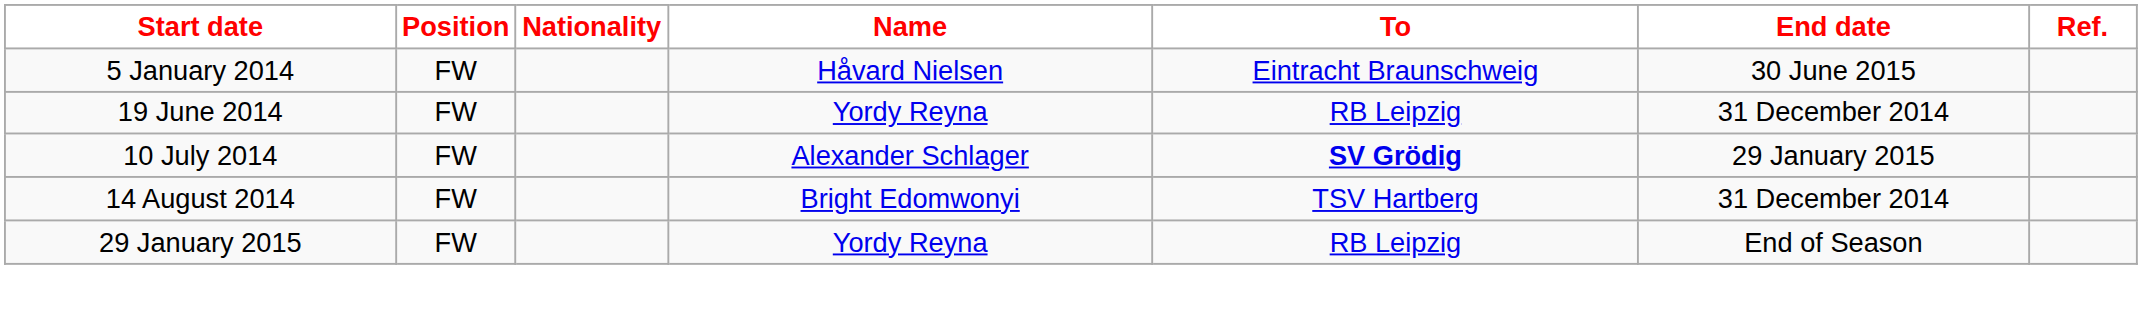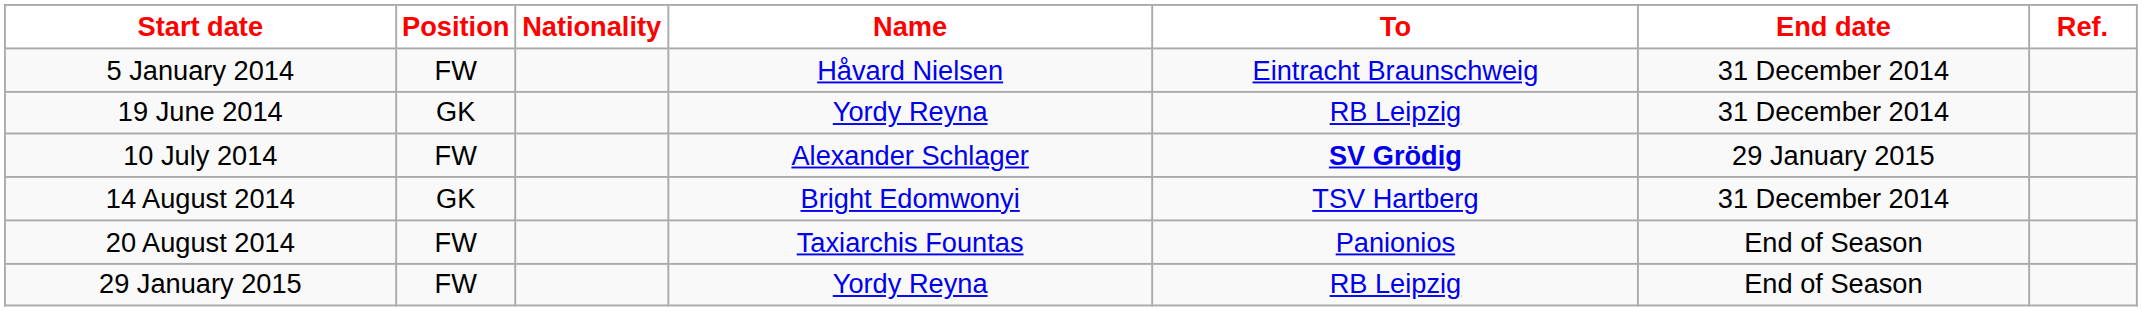(1833, 70) 30 June 2015 -> (1833, 70) 31 December 2014
(456, 113) FW -> (456, 113) GK
(456, 199) FW -> (456, 199) GK
+ row: (200, 242)
